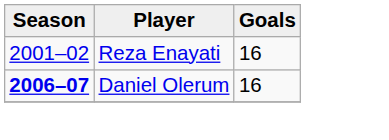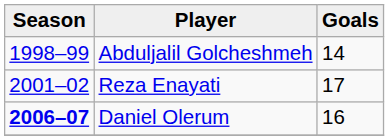+ row: (206, 53)
(250, 53) 16 -> (333, 85) 17
